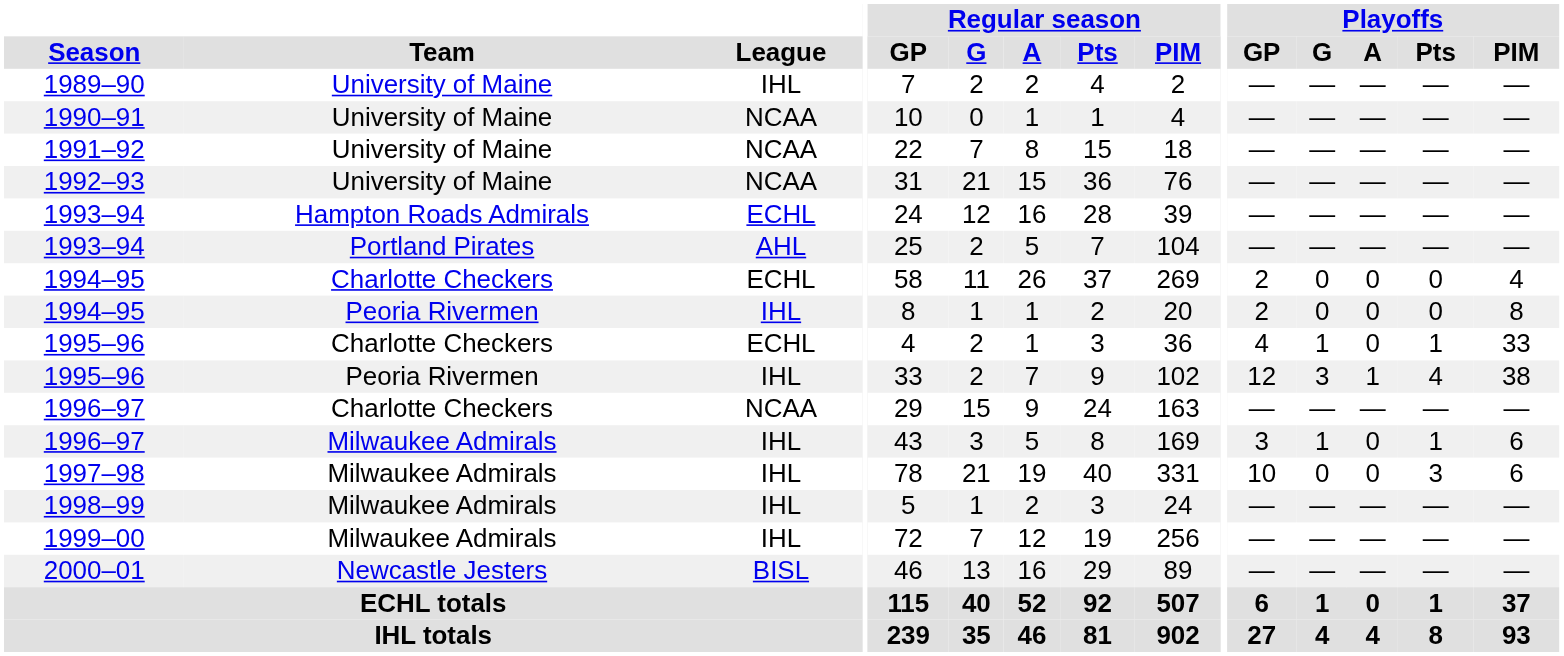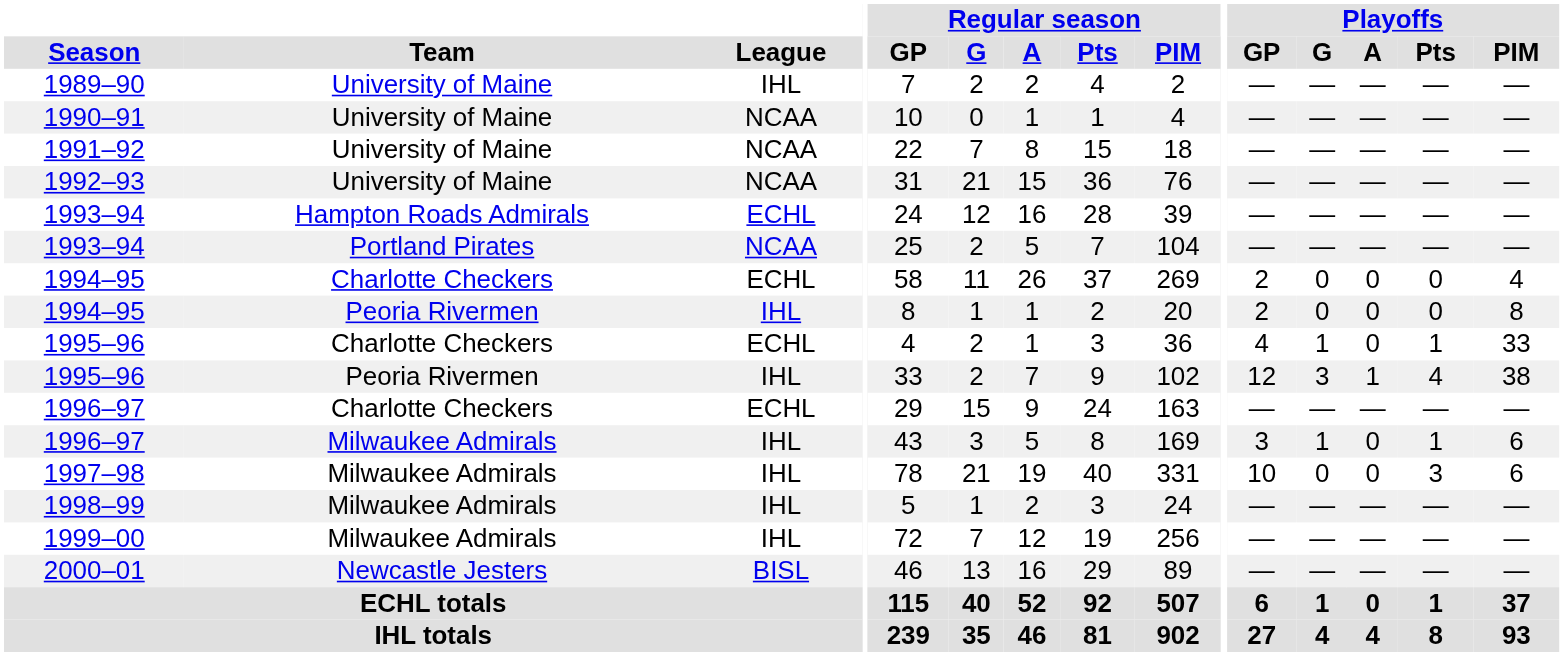(781, 246) AHL -> (781, 246) NCAA
(781, 408) NCAA -> (781, 408) ECHL
